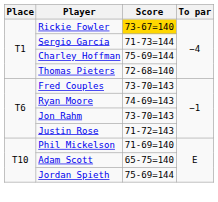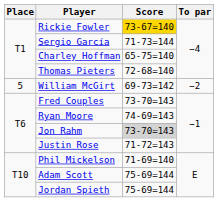(149, 56) 75-69=144 -> (149, 56) 65-75=140
+ row: (77, 86)
(149, 116) no background -> (149, 130) lightgrey background
(149, 160) 65-75=140 -> (149, 175) 75-69=144
